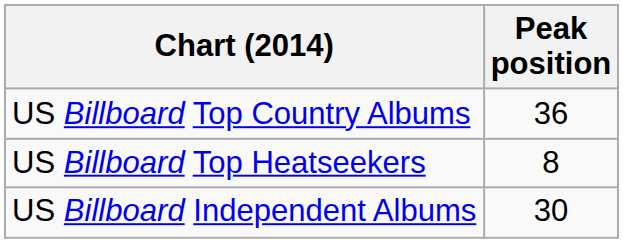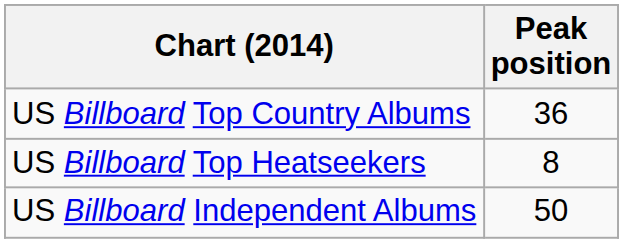(551, 211) 30 -> (551, 211) 50
